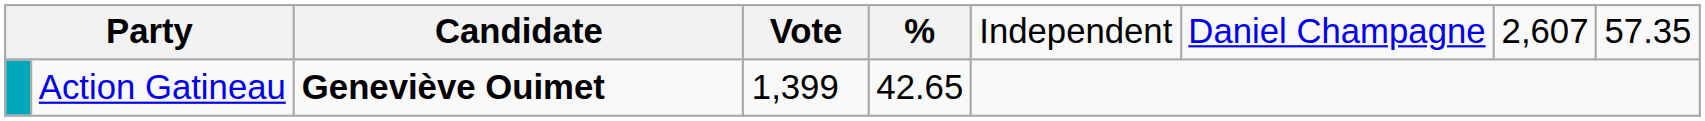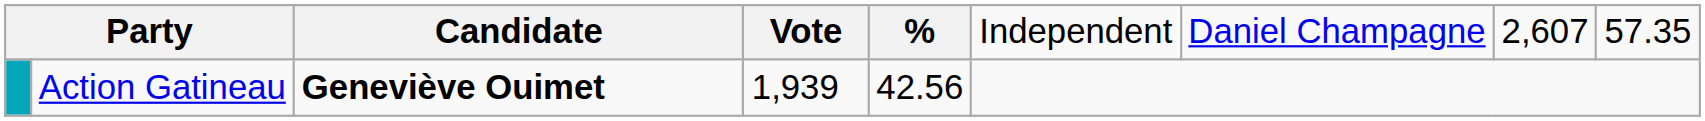(795, 87) 1,399 -> (795, 87) 1,939
(920, 87) 42.65 -> (920, 87) 42.56
